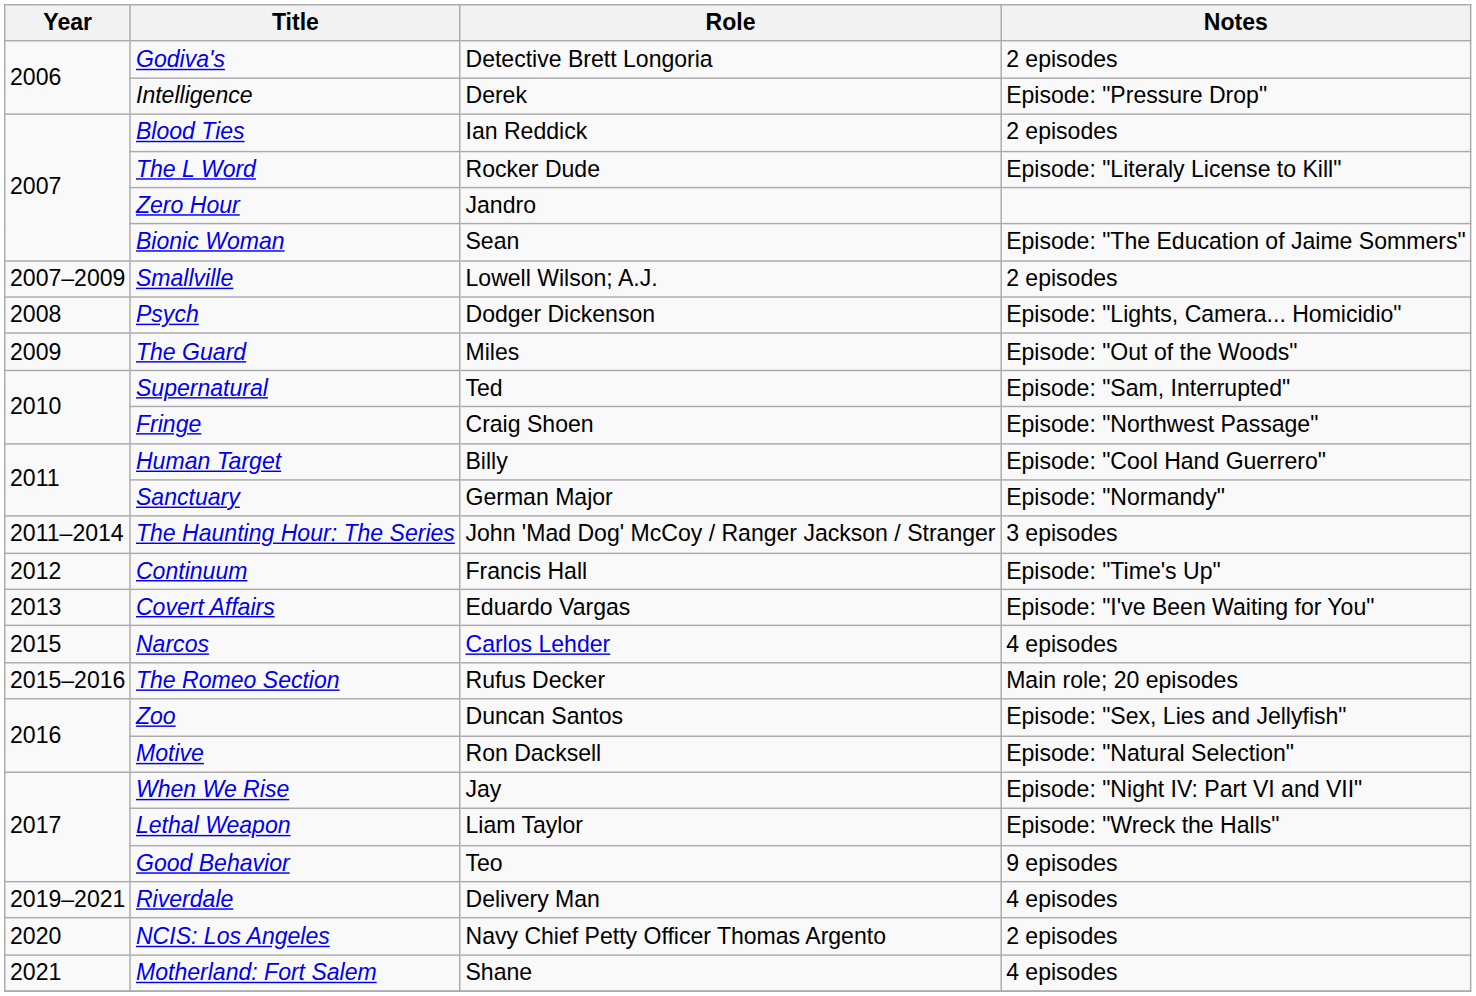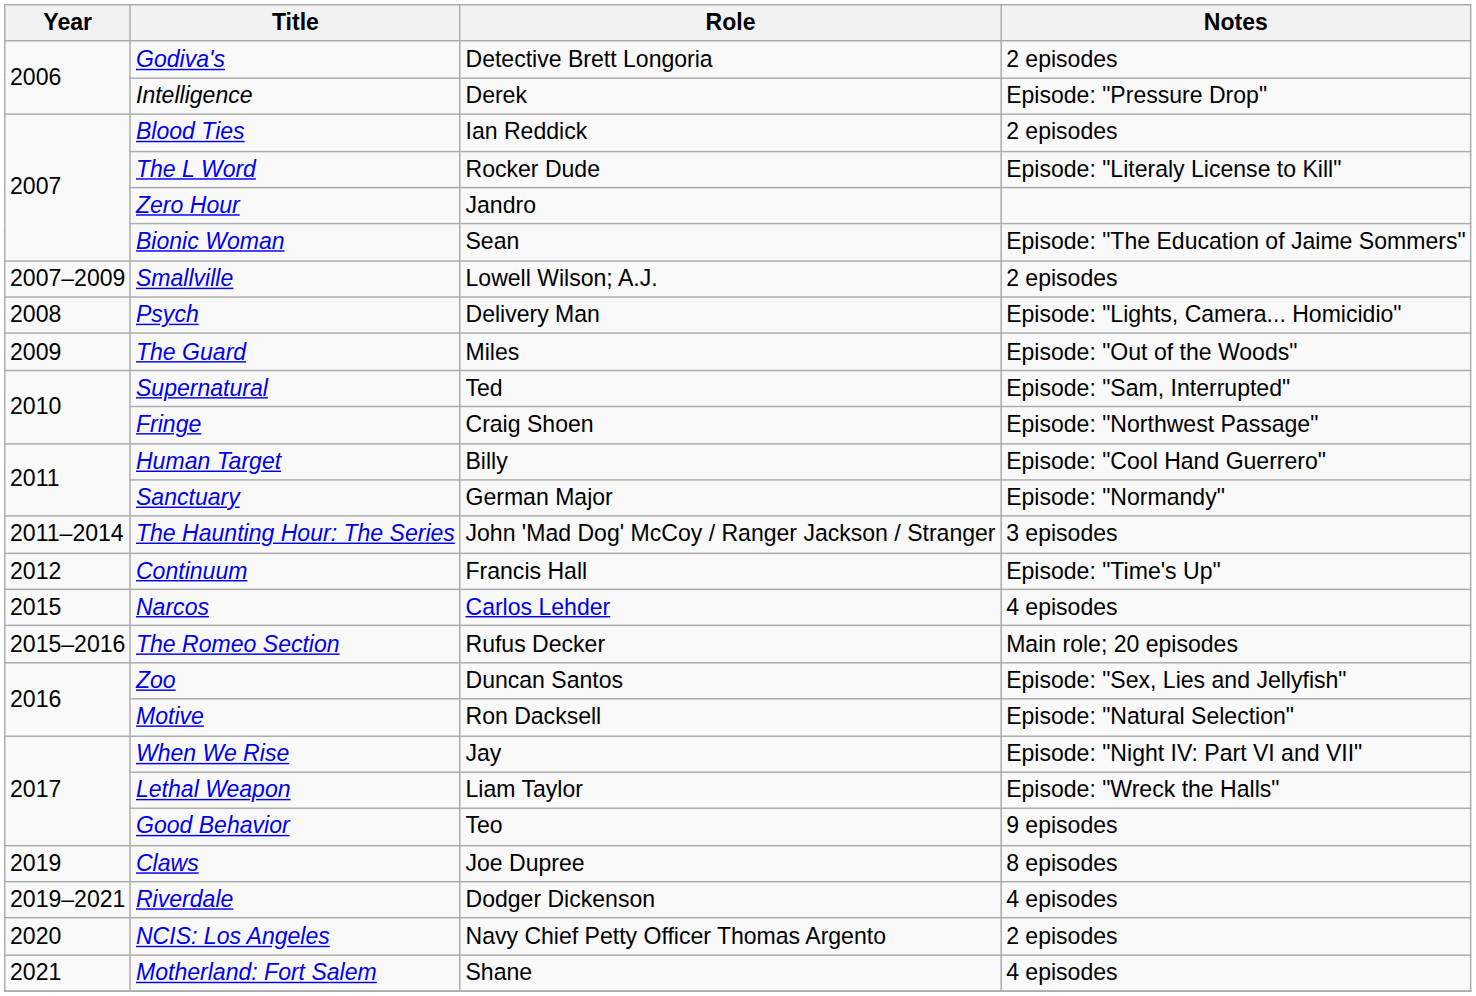(560, 315) Dodger Dickenson -> (533, 315) Delivery Man
- row: (205, 607)
+ row: (167, 863)
(533, 899) Delivery Man -> (560, 899) Dodger Dickenson
